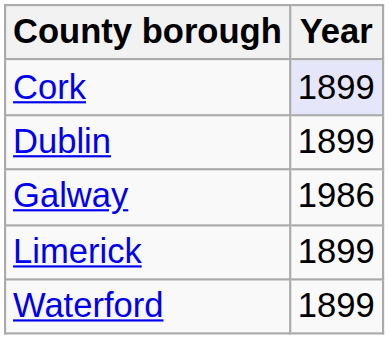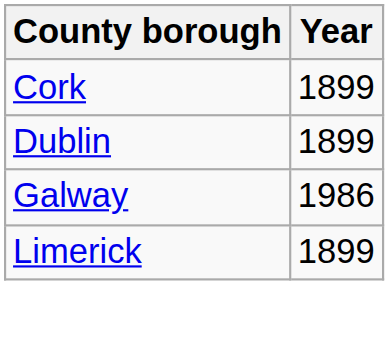(336, 86) lavender background -> (336, 86) no background
- row: (88, 305)
